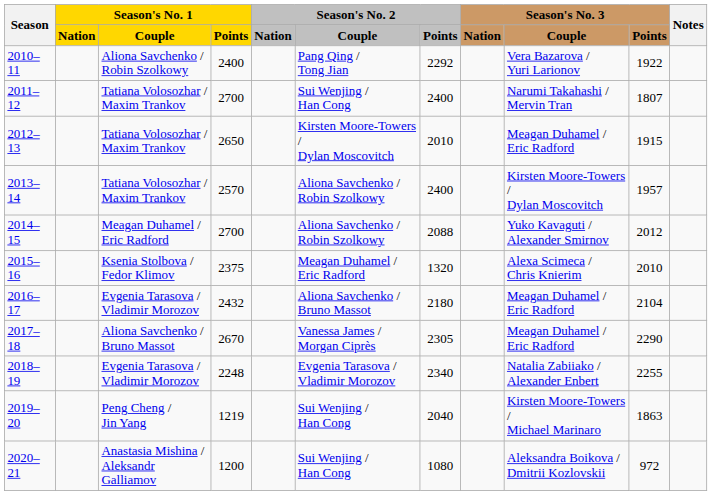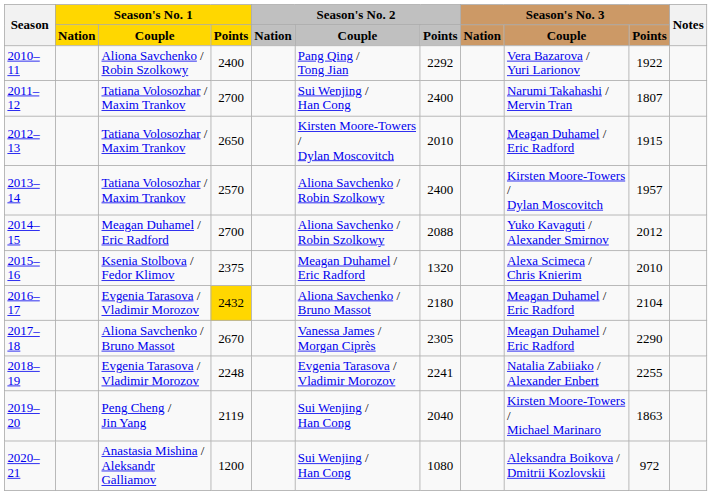(231, 303) no background -> (231, 303) gold background
(440, 373) 2340 -> (440, 373) 2241
(231, 415) 1219 -> (231, 415) 2119
